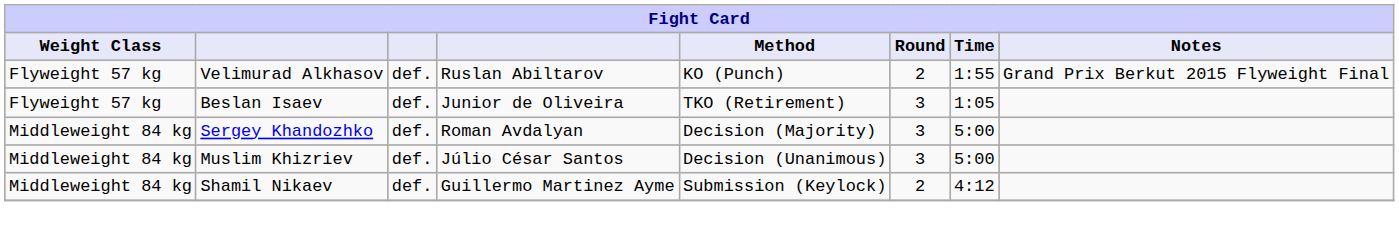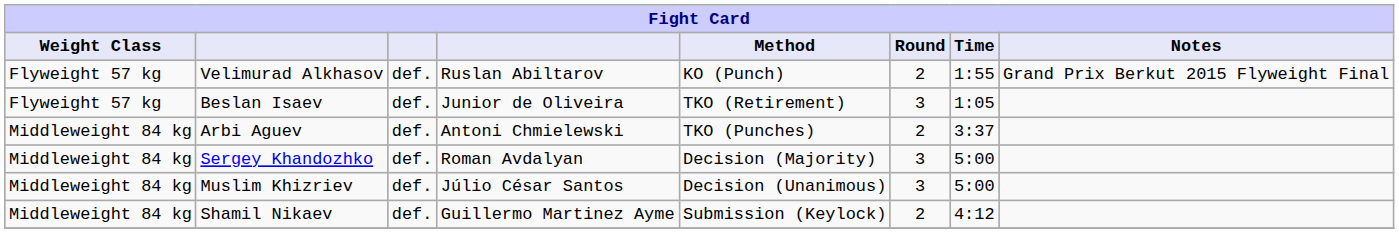+ row: (251, 131)
